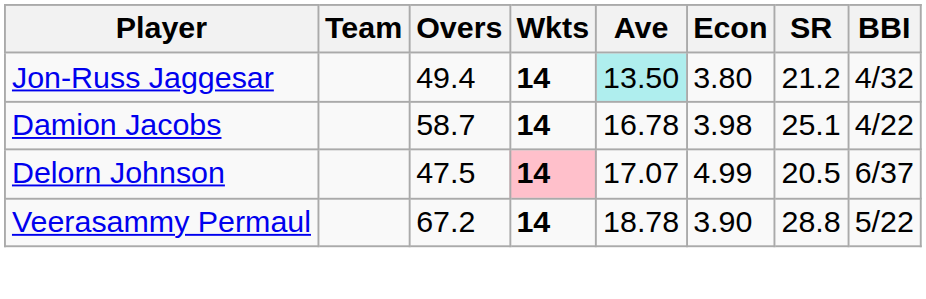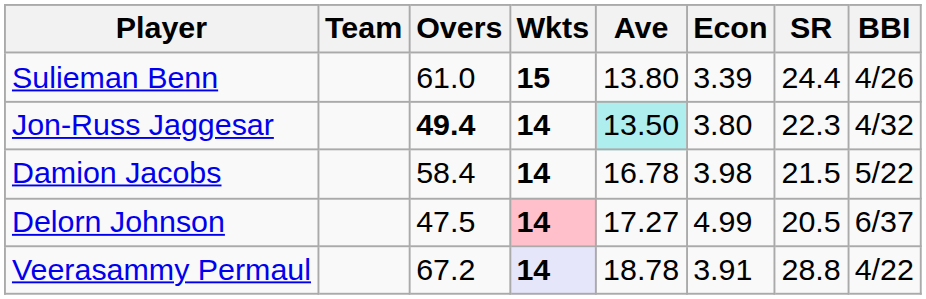+ row: (115, 76)
(446, 76) normal -> (446, 125) bold
(811, 76) 21.2 -> (811, 125) 22.3
(446, 125) 58.7 -> (446, 173) 58.4
(811, 125) 25.1 -> (811, 173) 21.5
(884, 125) 4/22 -> (884, 173) 5/22
(641, 173) 17.07 -> (641, 221) 17.27
(533, 221) no background -> (533, 269) lavender background
(723, 221) 3.90 -> (723, 269) 3.91
(884, 221) 5/22 -> (884, 269) 4/22
